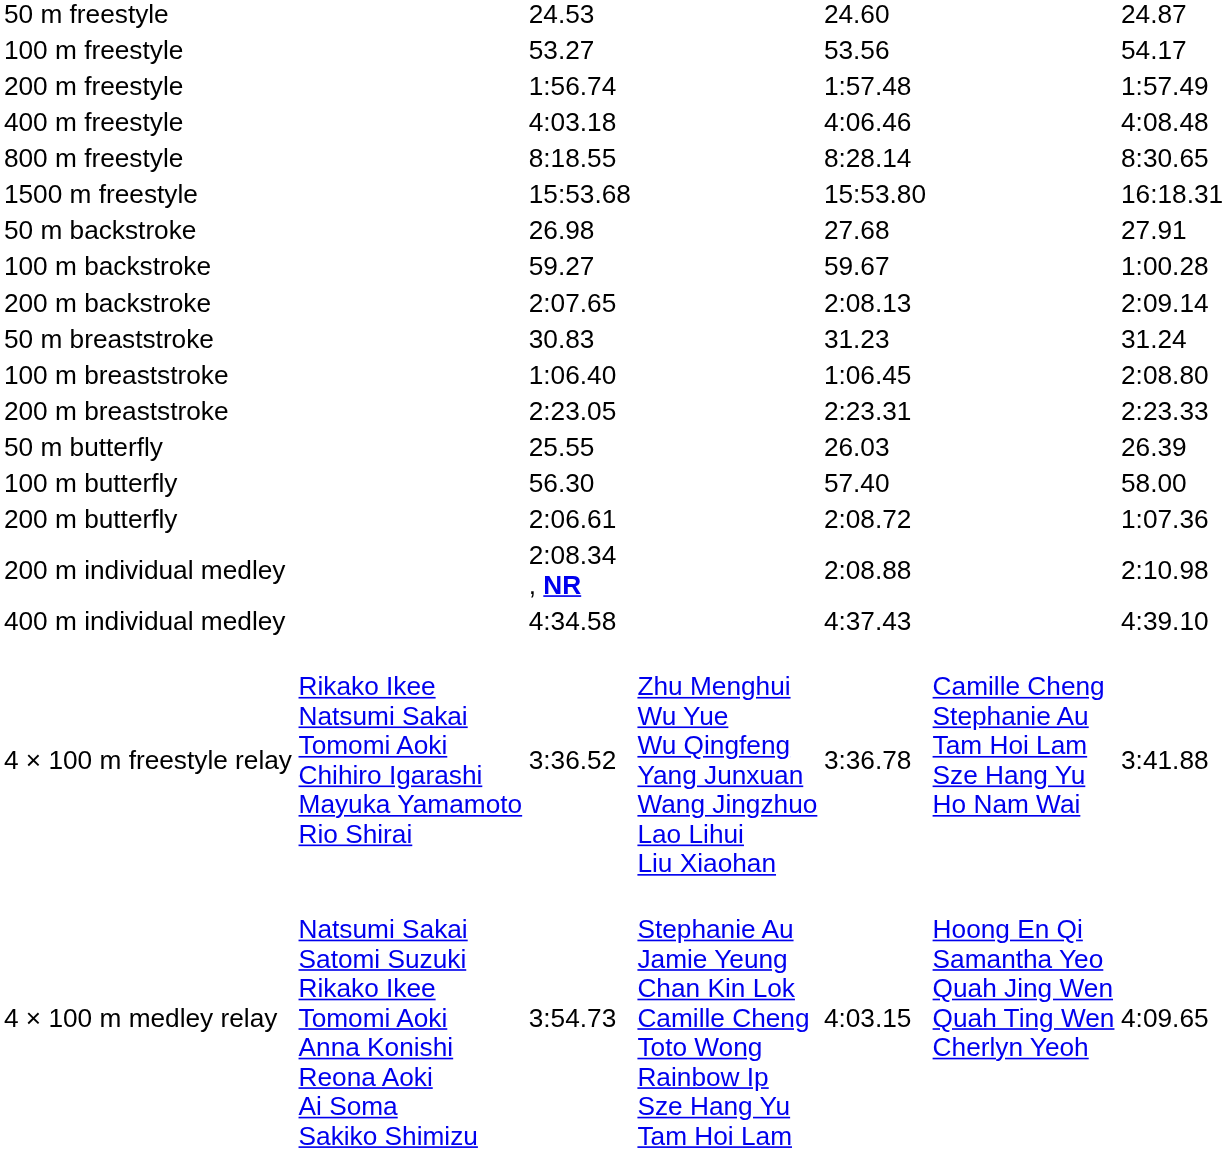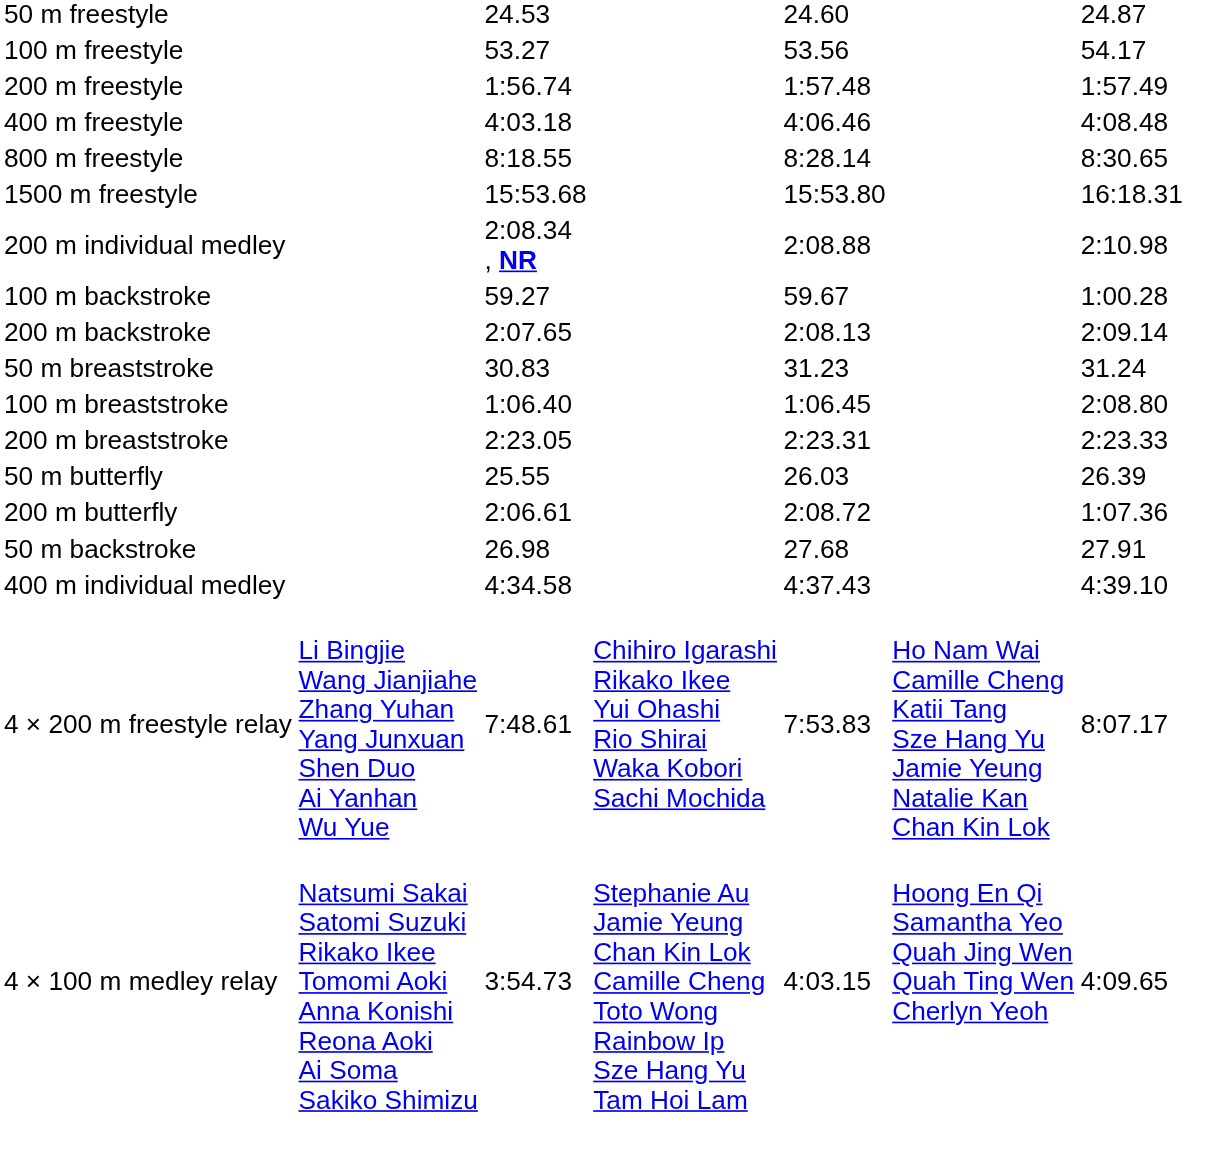rows swapped: (100, 230) <-> (145, 570)
- row: (91, 483)
- row: (148, 760)
+ row: (148, 724)
